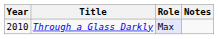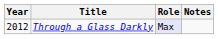(17, 27) 2010 -> (17, 27) 2012
